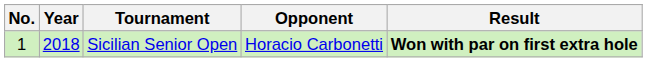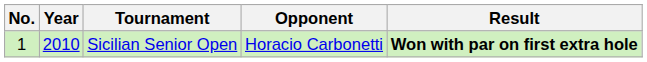(61, 44) 2018 -> (61, 44) 2010
